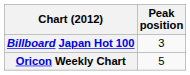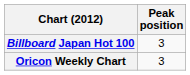(161, 61) 5 -> (161, 61) 3
